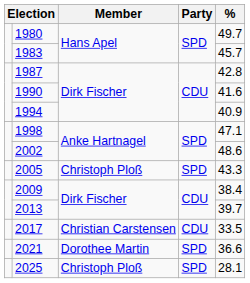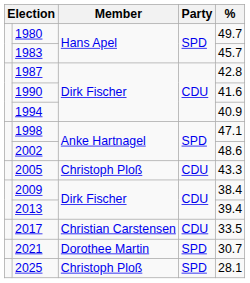(194, 170) SPD -> (195, 170) CDU
(230, 209) 39.7 -> (230, 209) 39.4
(230, 248) 36.6 -> (230, 248) 30.7
